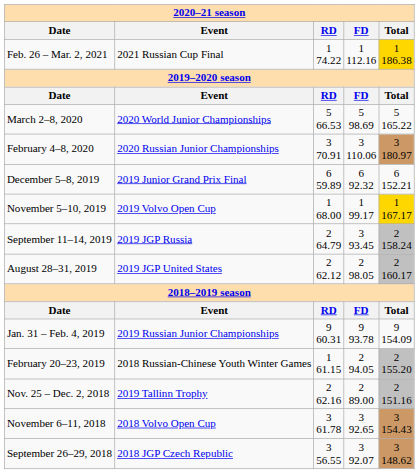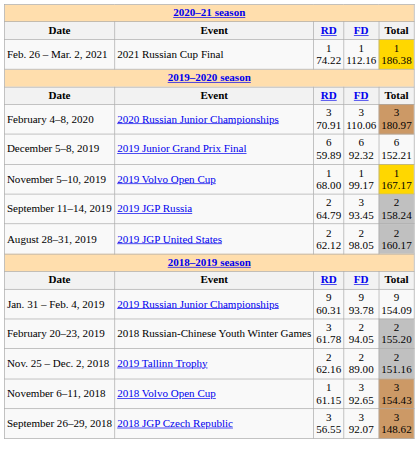- row: (45, 119)
(329, 363) 1 61.15 -> (329, 334) 3 61.78
(329, 423) 3 61.78 -> (329, 393) 1 61.15
